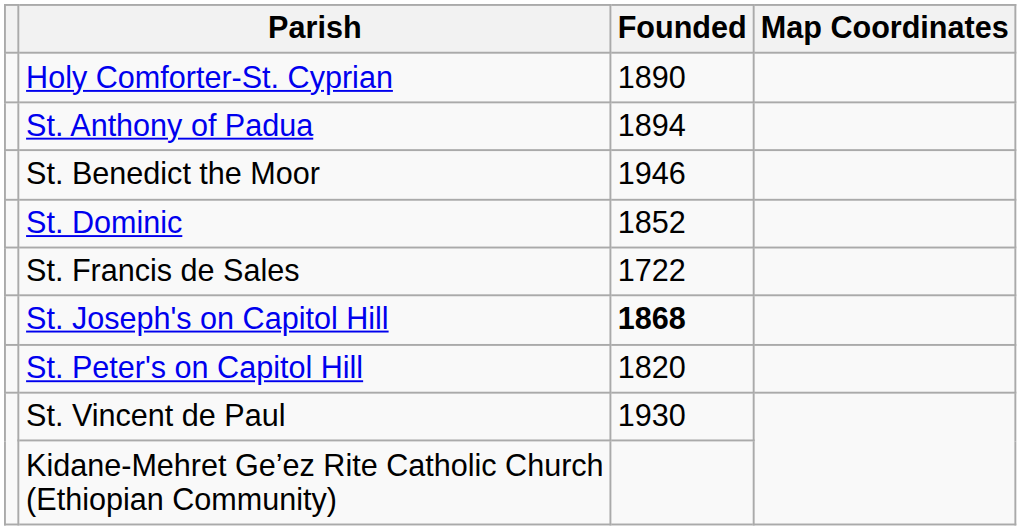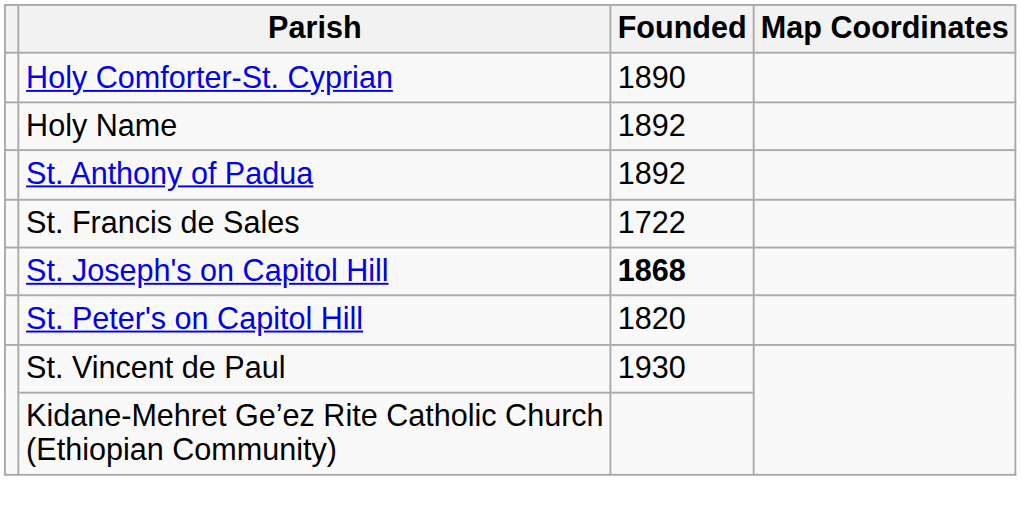+ row: (102, 125)
(652, 125) 1894 -> (652, 174) 1892
- row: (173, 174)
- row: (104, 222)
